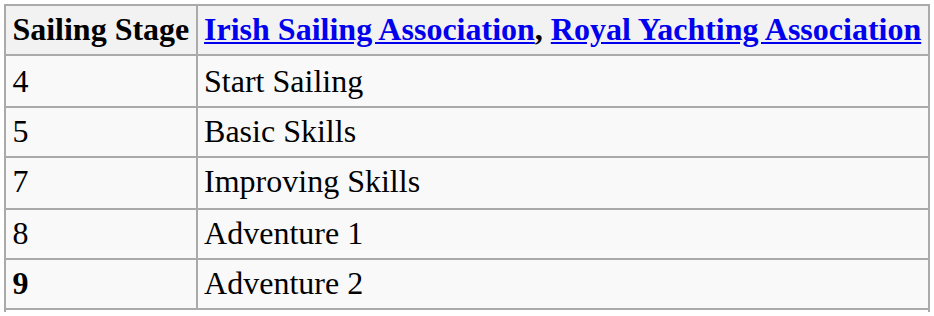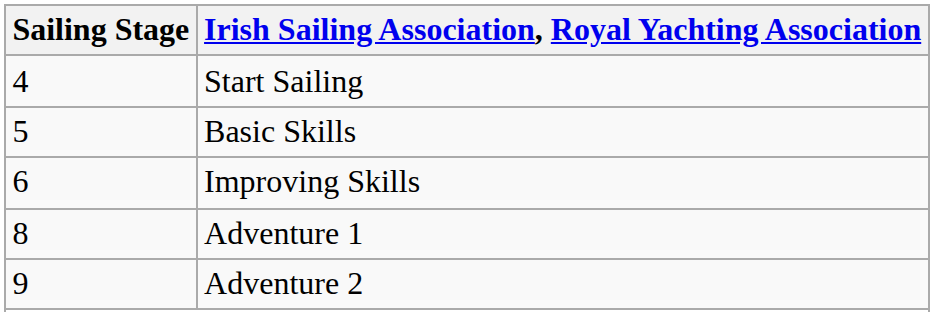(20, 182) 7 -> (20, 182) 6
(20, 283) bold -> (20, 283) normal
